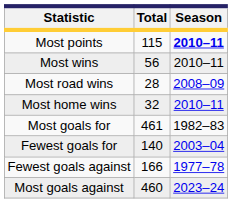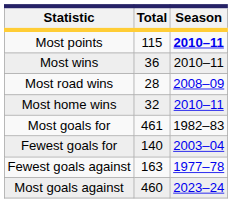(152, 63) 56 -> (152, 63) 36
(152, 167) 166 -> (152, 167) 163
